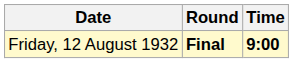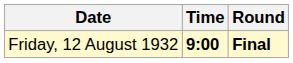columns swapped: (266, 17) <-> (212, 17)
